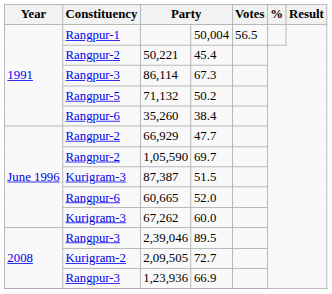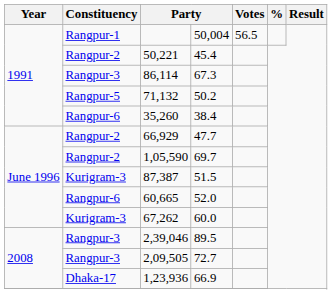(96, 258) Kurigram-2 -> (93, 258) Rangpur-3
(93, 278) Rangpur-3 -> (91, 278) Dhaka-17
